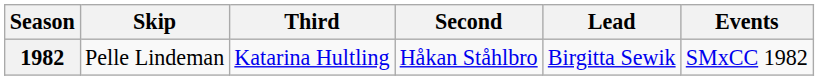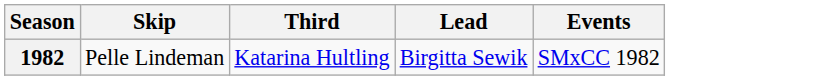- column: (469, 22)
